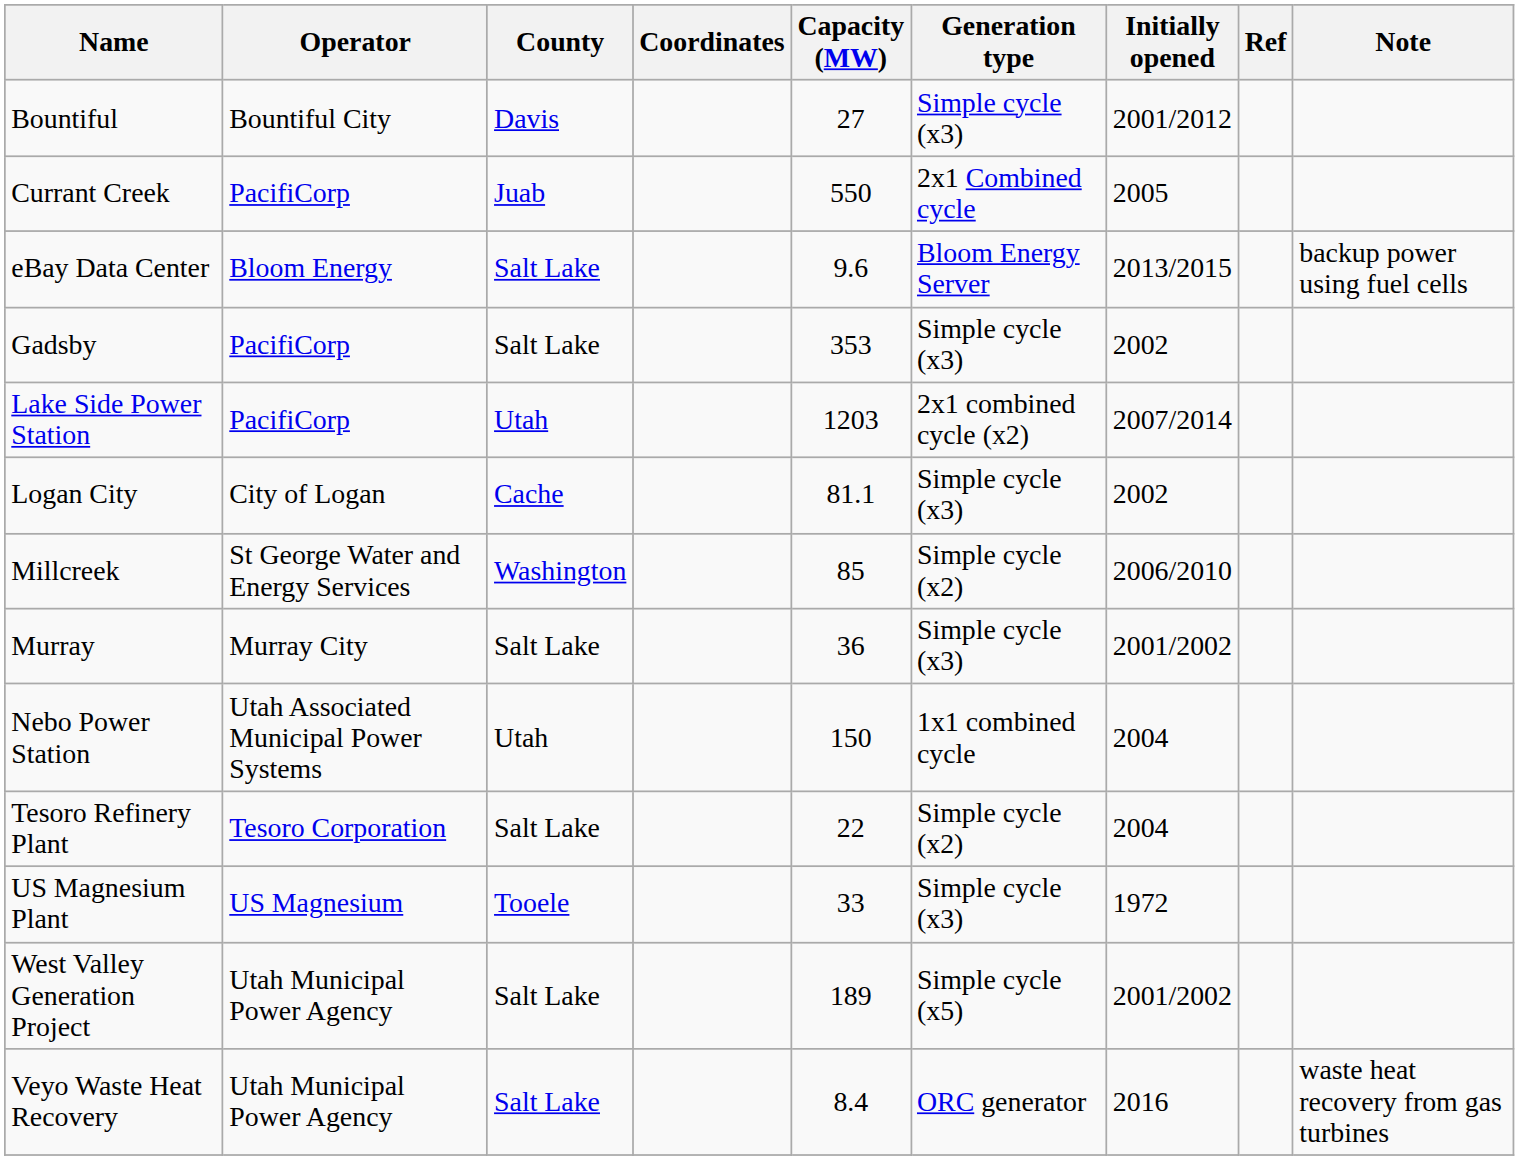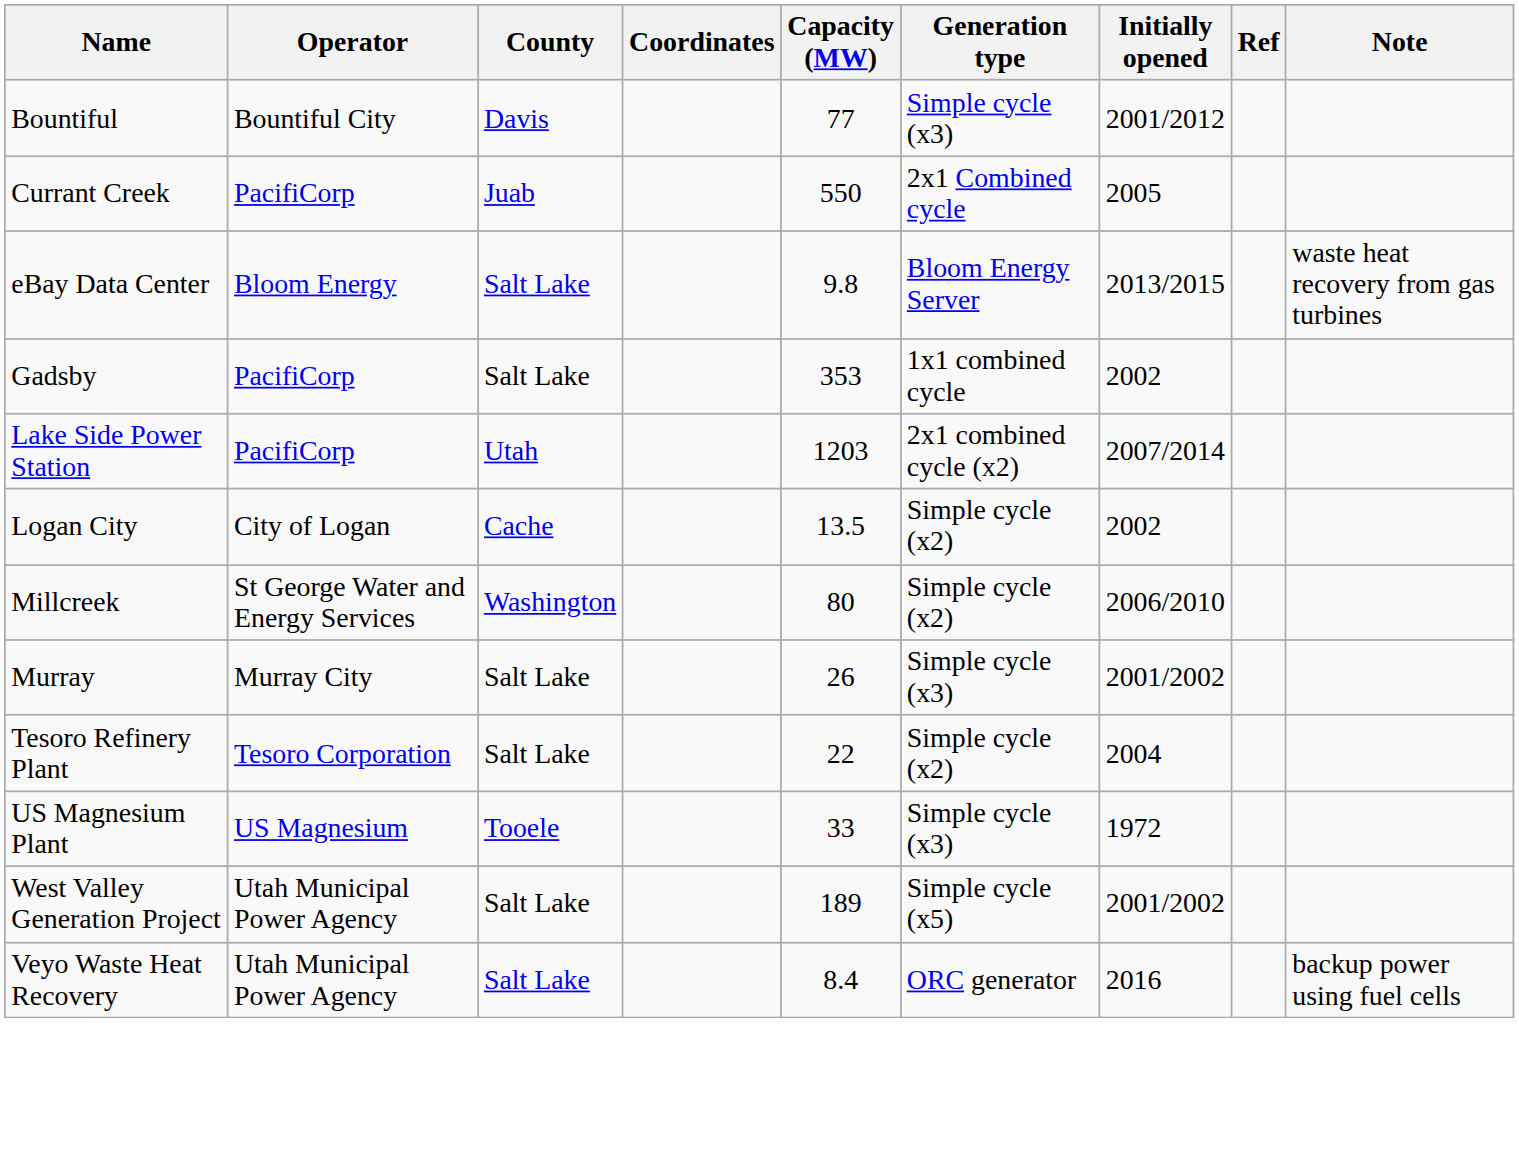(851, 117) 27 -> (841, 117) 77
(851, 268) 9.6 -> (841, 284) 9.8
(1384, 268) backup power using fuel cells -> (1394, 284) waste heat recovery from gas turbines
(989, 344) Simple cycle (x3) -> (986, 375) 1x1 combined cycle
(851, 495) 81.1 -> (841, 526) 13.5
(989, 495) Simple cycle (x3) -> (979, 526) Simple cycle (x2)
(851, 570) 85 -> (841, 601) 80
(851, 646) 36 -> (841, 677) 26
- row: (80, 737)
(1401, 1101) waste heat recovery from gas turbines -> (1377, 979) backup power using fuel cells
